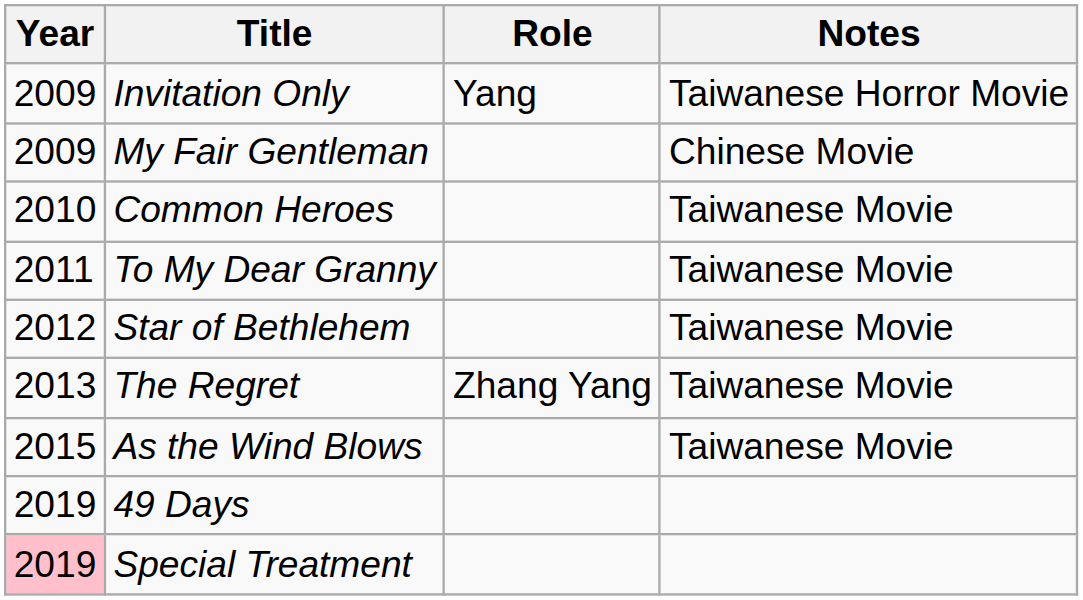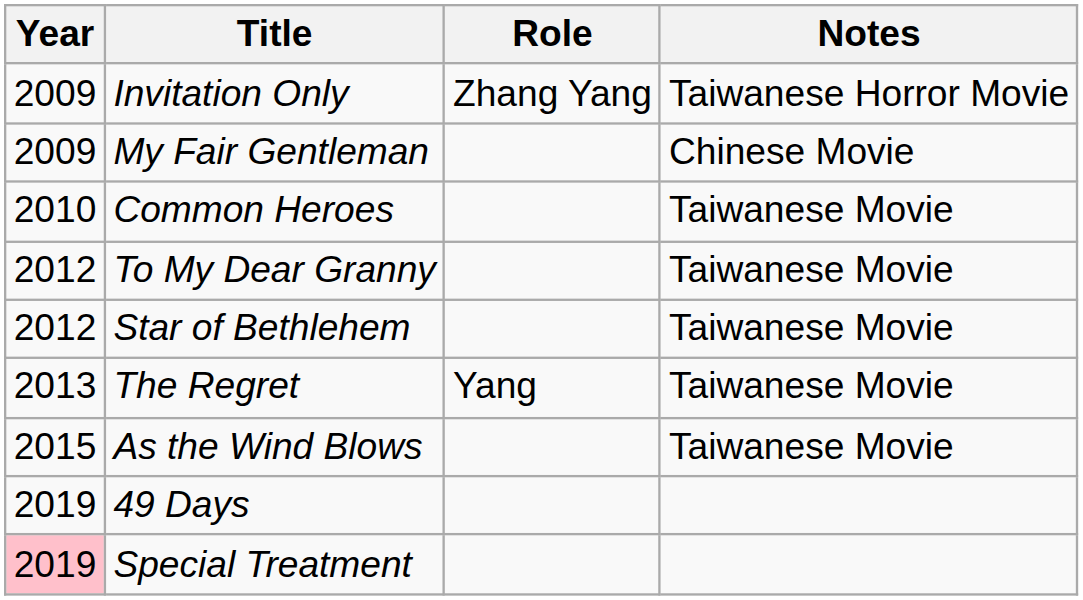(495, 92) Yang -> (552, 92) Zhang Yang
(54, 269) 2011 -> (55, 269) 2012
(552, 387) Zhang Yang -> (495, 387) Yang
